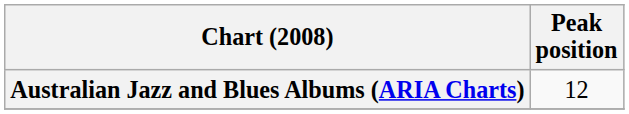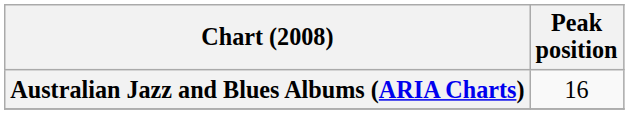(577, 89) 12 -> (577, 89) 16
